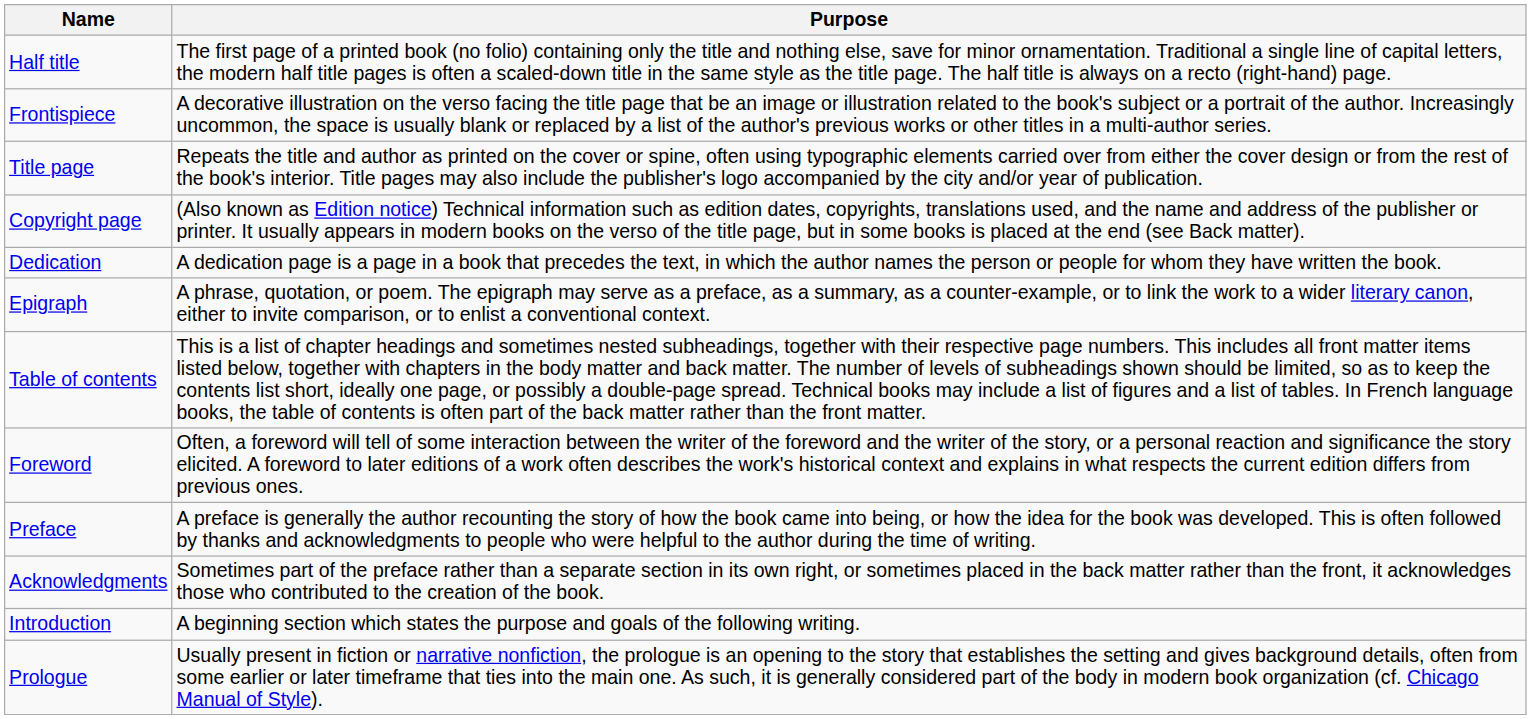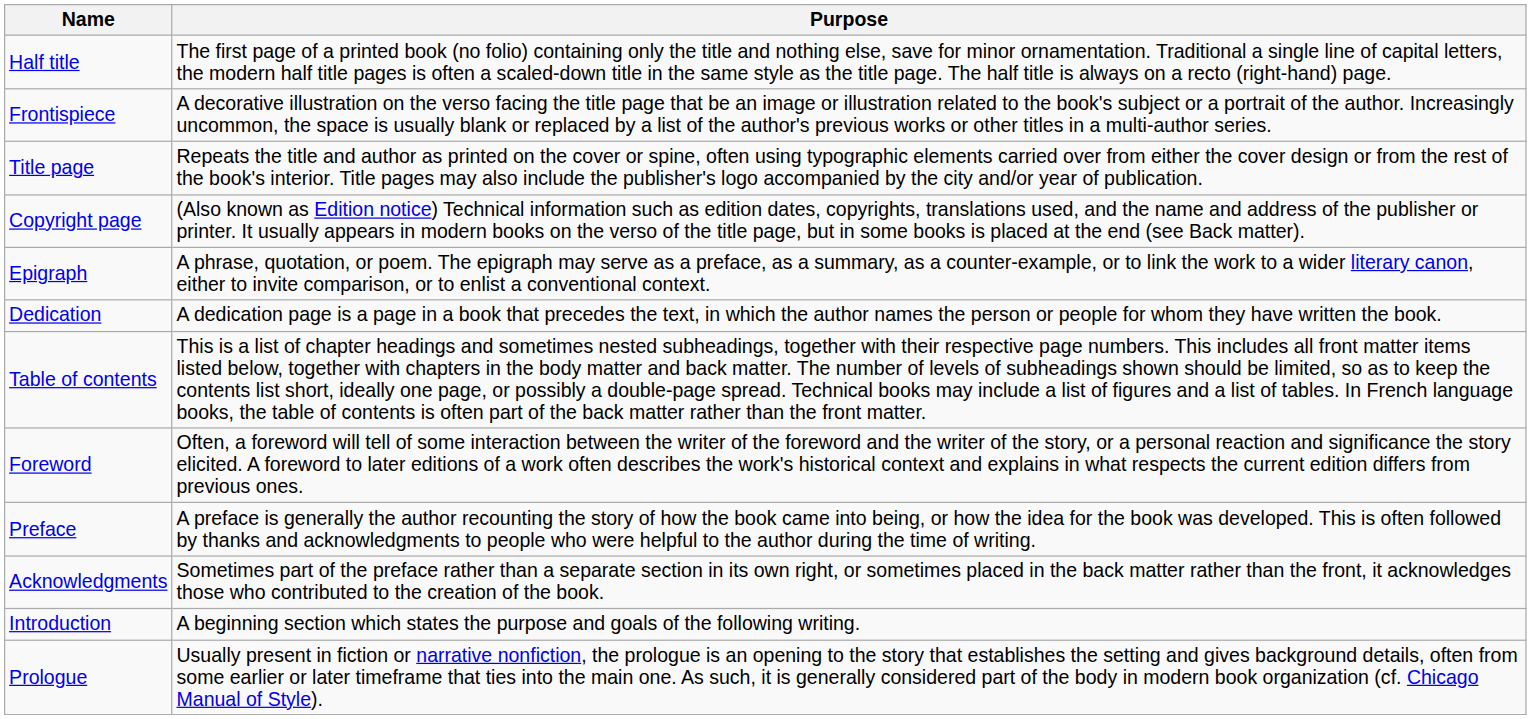rows swapped: (55, 262) <-> (48, 304)
